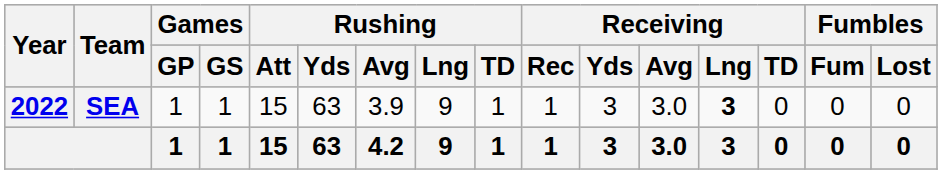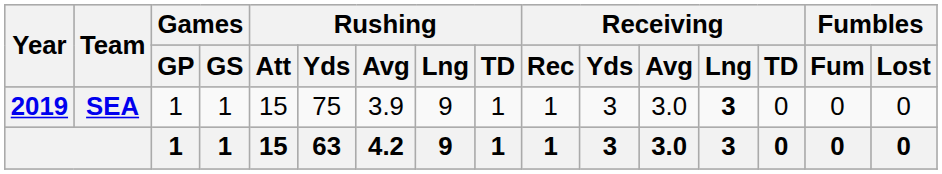(39, 106) 2022 -> (39, 106) 2019
(327, 106) 63 -> (327, 106) 75
